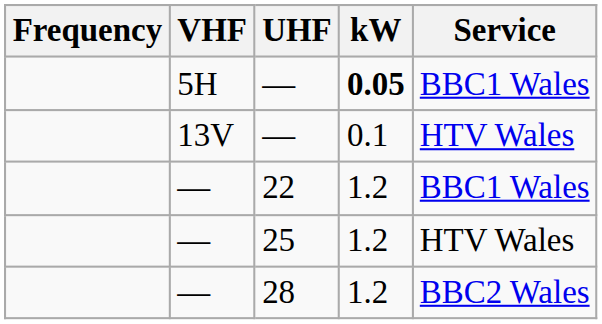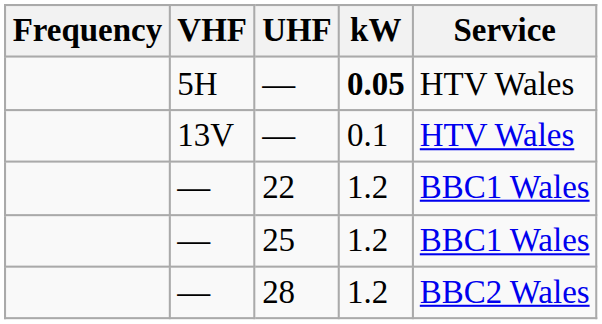(505, 82) BBC1 Wales -> (497, 82) HTV Wales
(497, 239) HTV Wales -> (505, 239) BBC1 Wales
